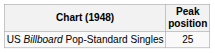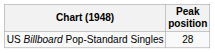(188, 39) 25 -> (188, 39) 28
